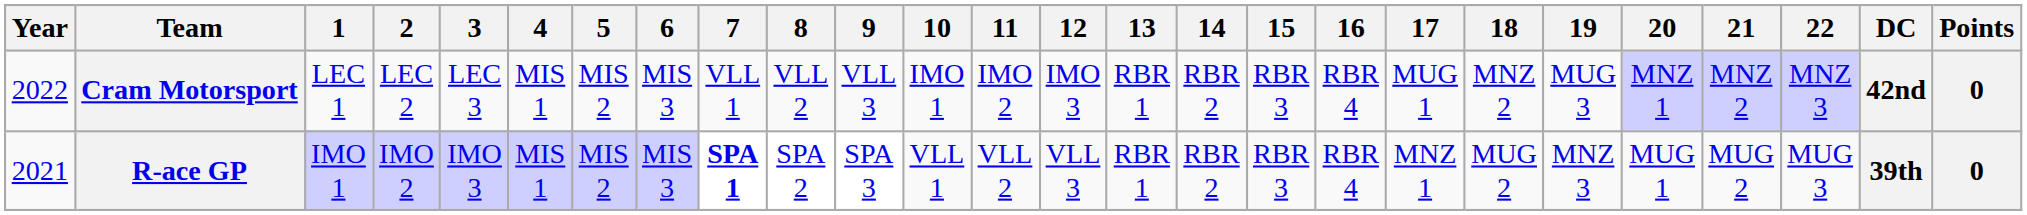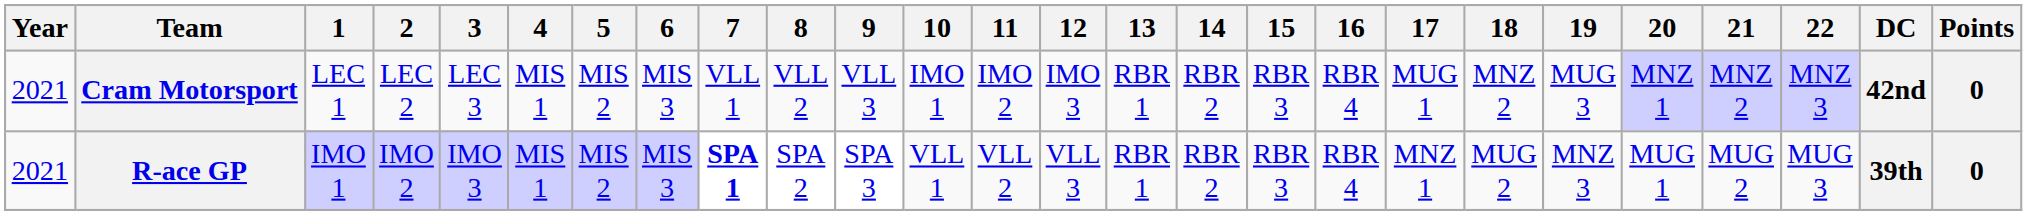(40, 90) 2022 -> (40, 90) 2021
